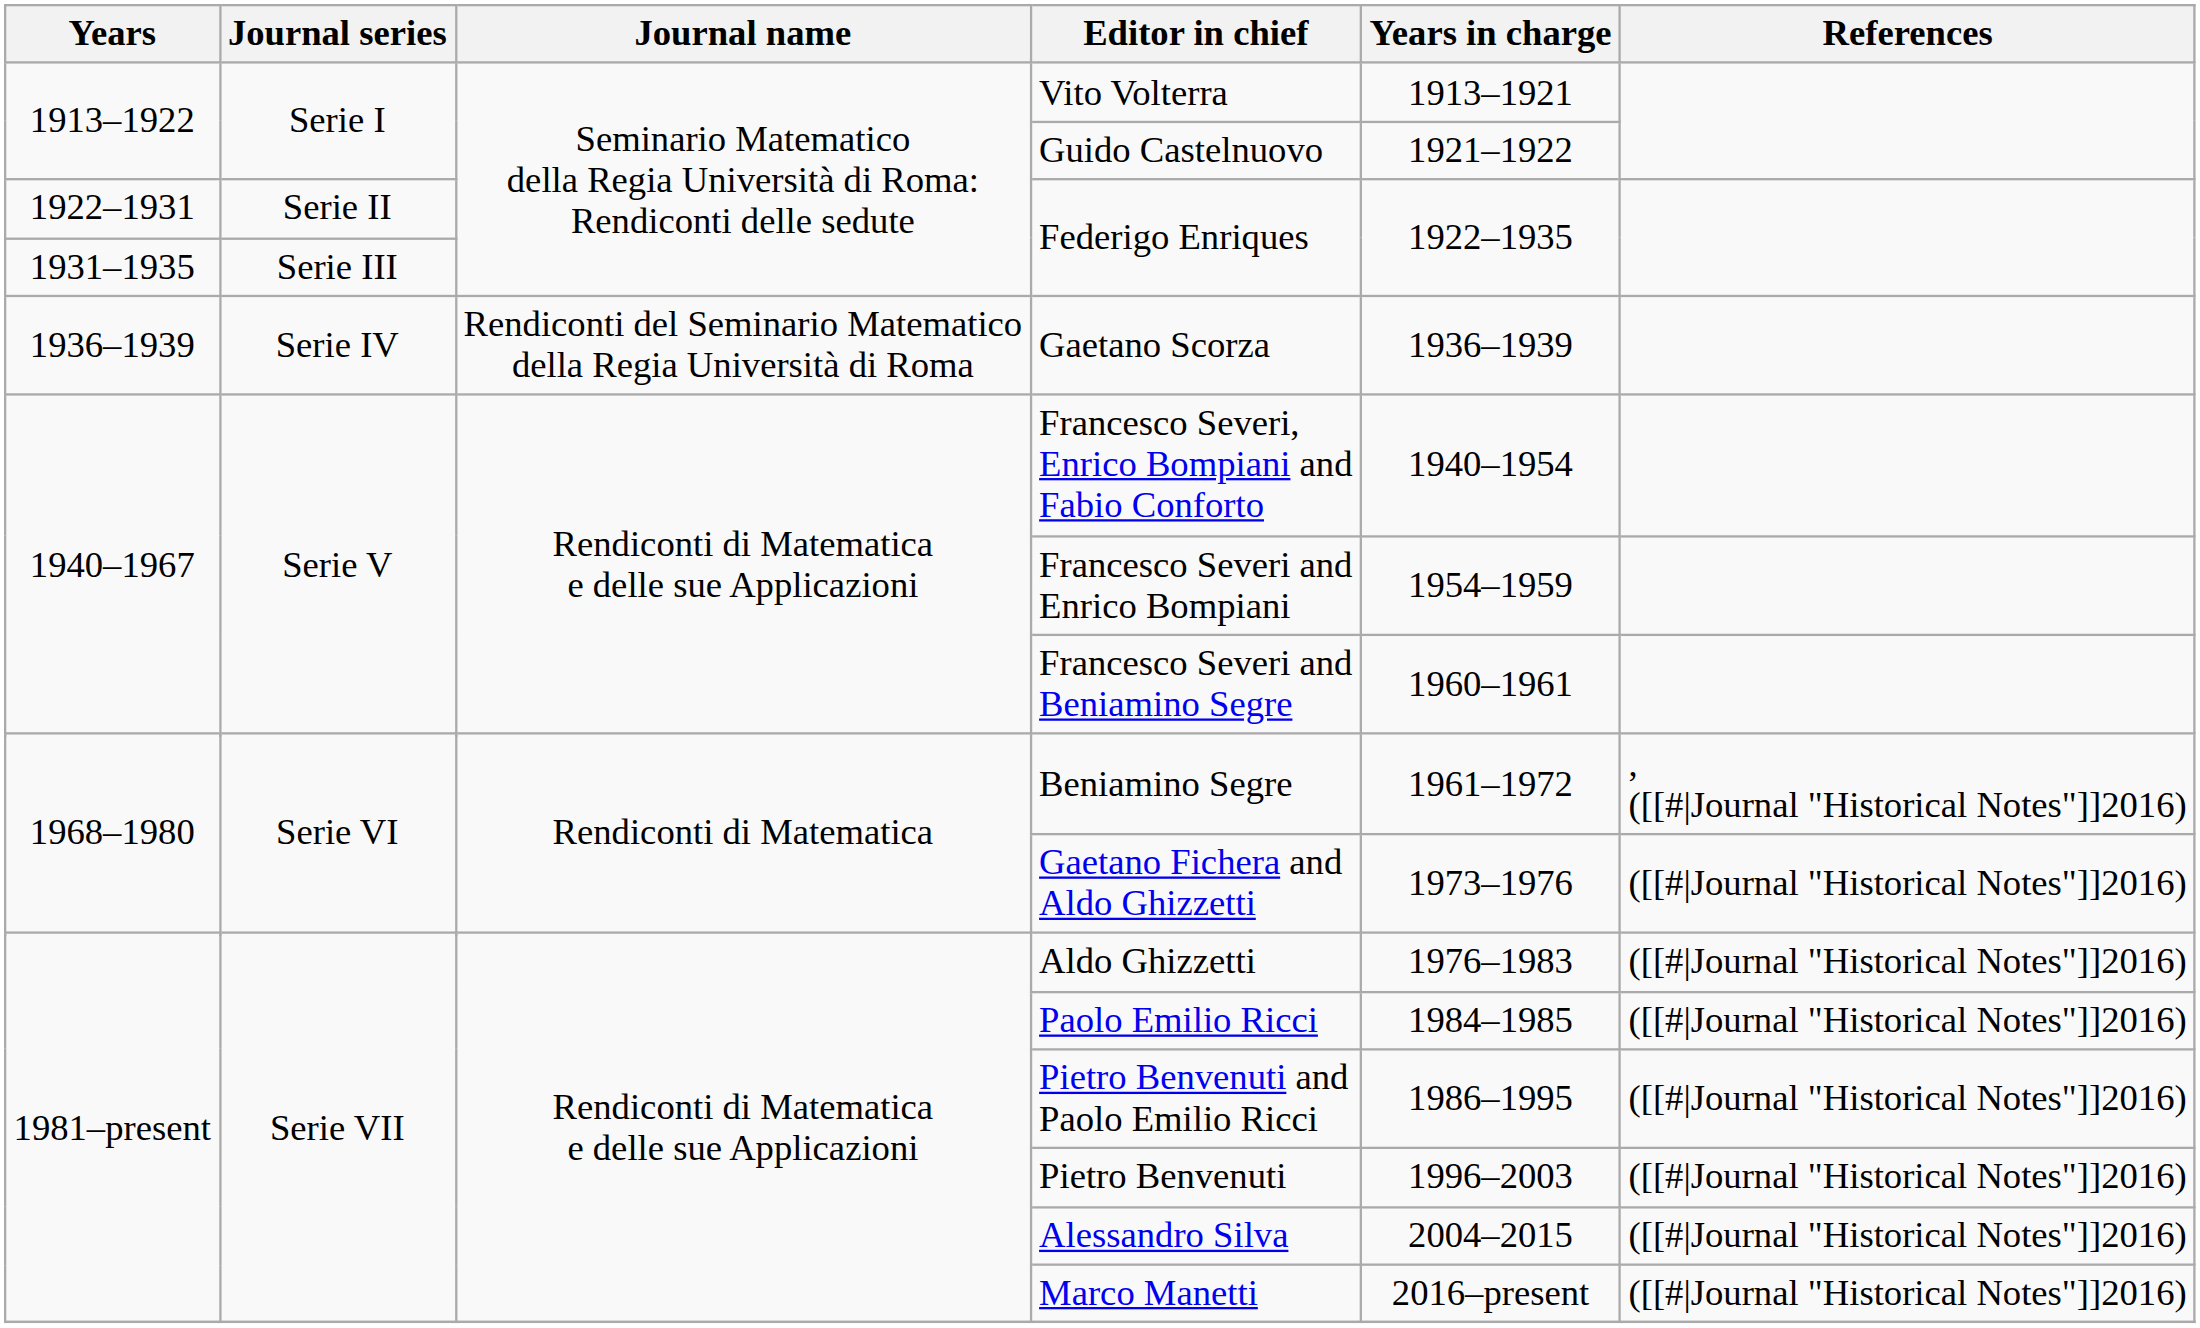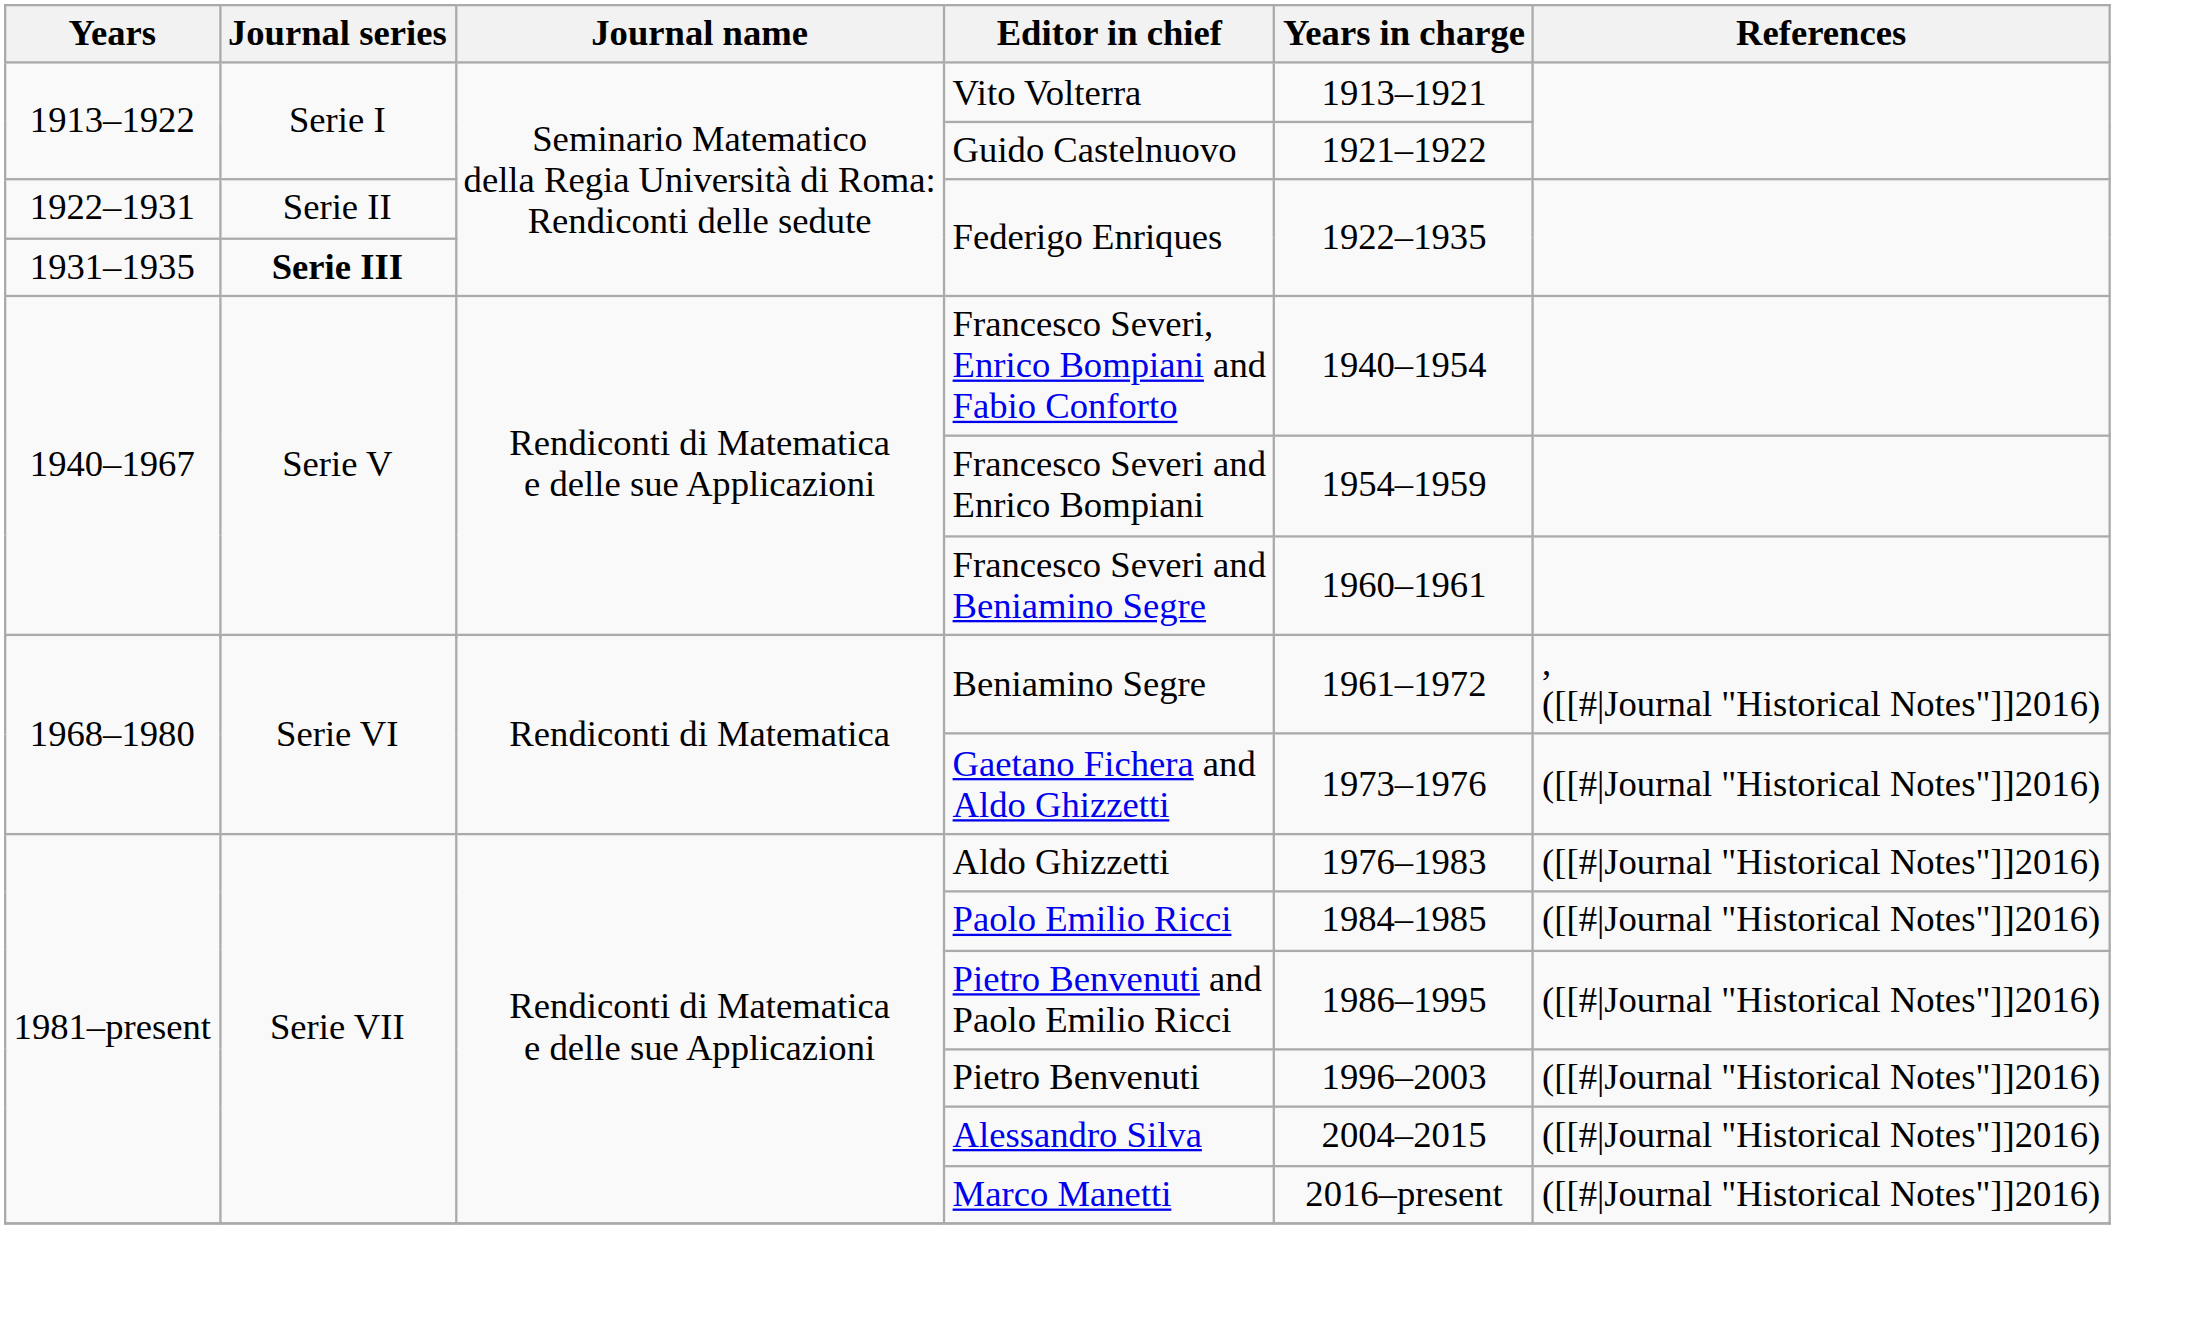(337, 265) normal -> (337, 265) bold
- row: (112, 344)
